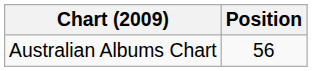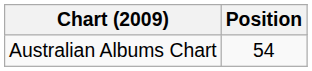(264, 50) 56 -> (264, 50) 54
